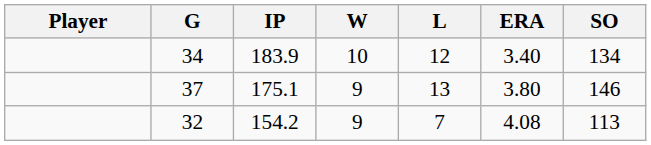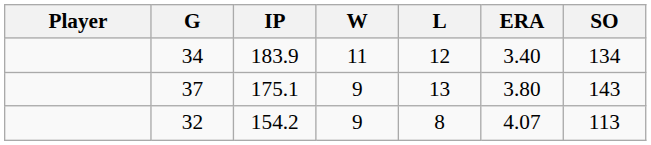(357, 55) 10 -> (357, 55) 11
(604, 88) 146 -> (604, 88) 143
(440, 122) 7 -> (440, 122) 8
(522, 122) 4.08 -> (522, 122) 4.07
